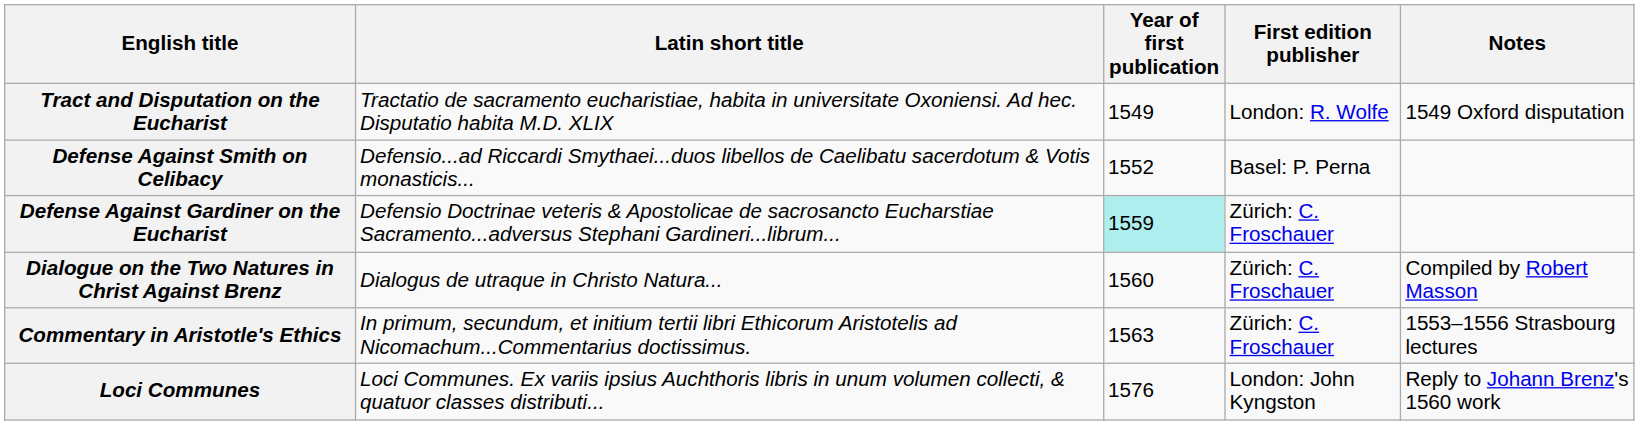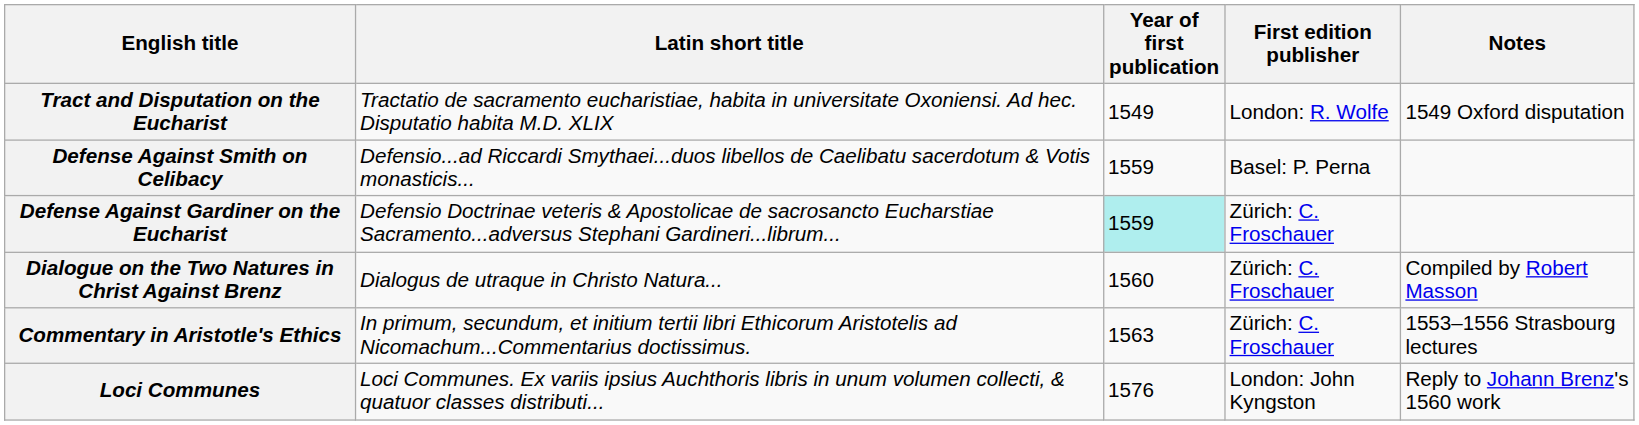(1131, 167) 1552 -> (1131, 167) 1559
